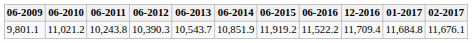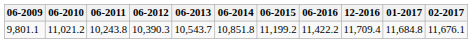(236, 30) 10,851.9 -> (236, 30) 10,851.8
(278, 30) 11,919.2 -> (278, 30) 11,199.2
(320, 30) 11,522.2 -> (320, 30) 11,422.2
